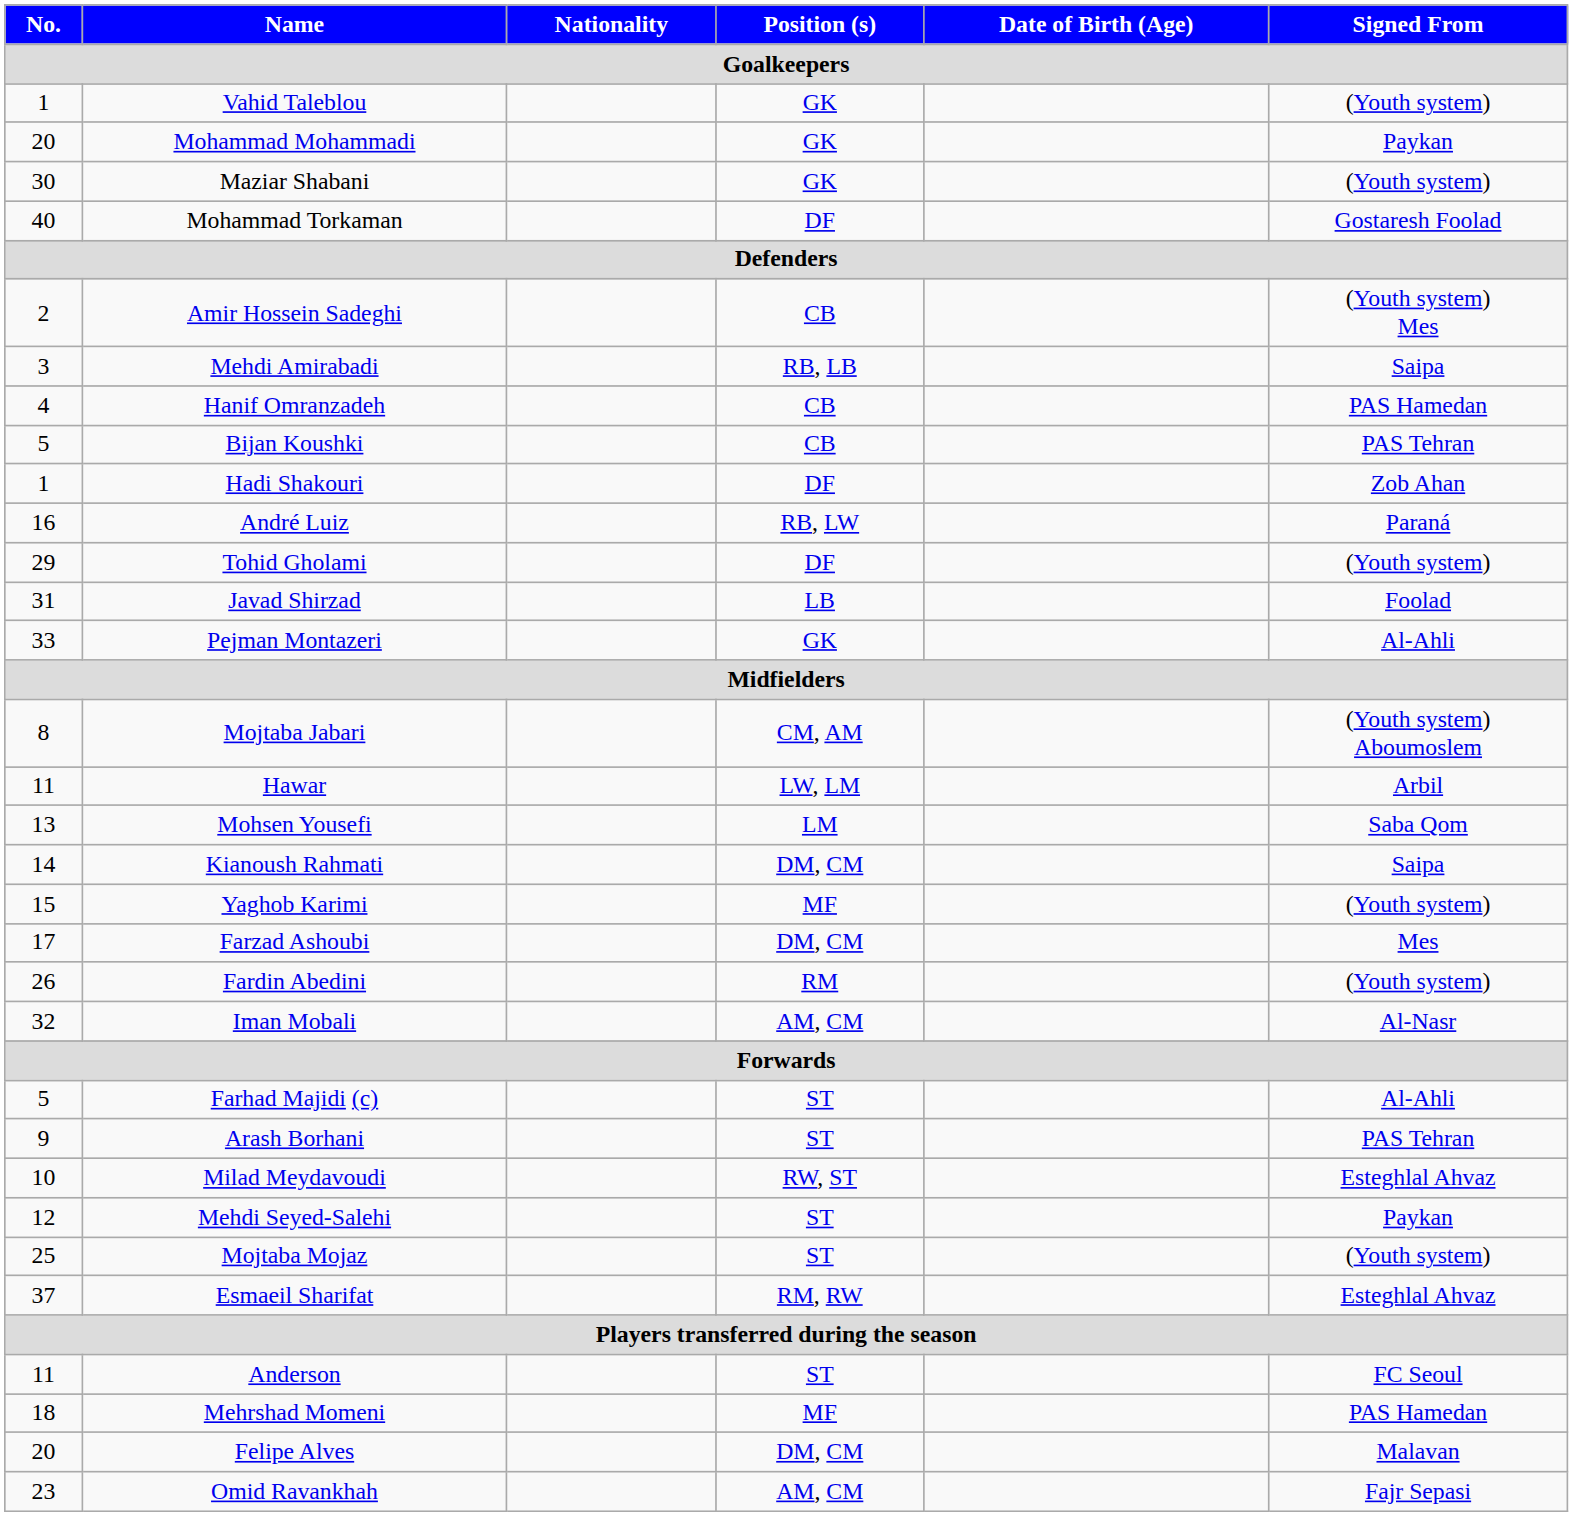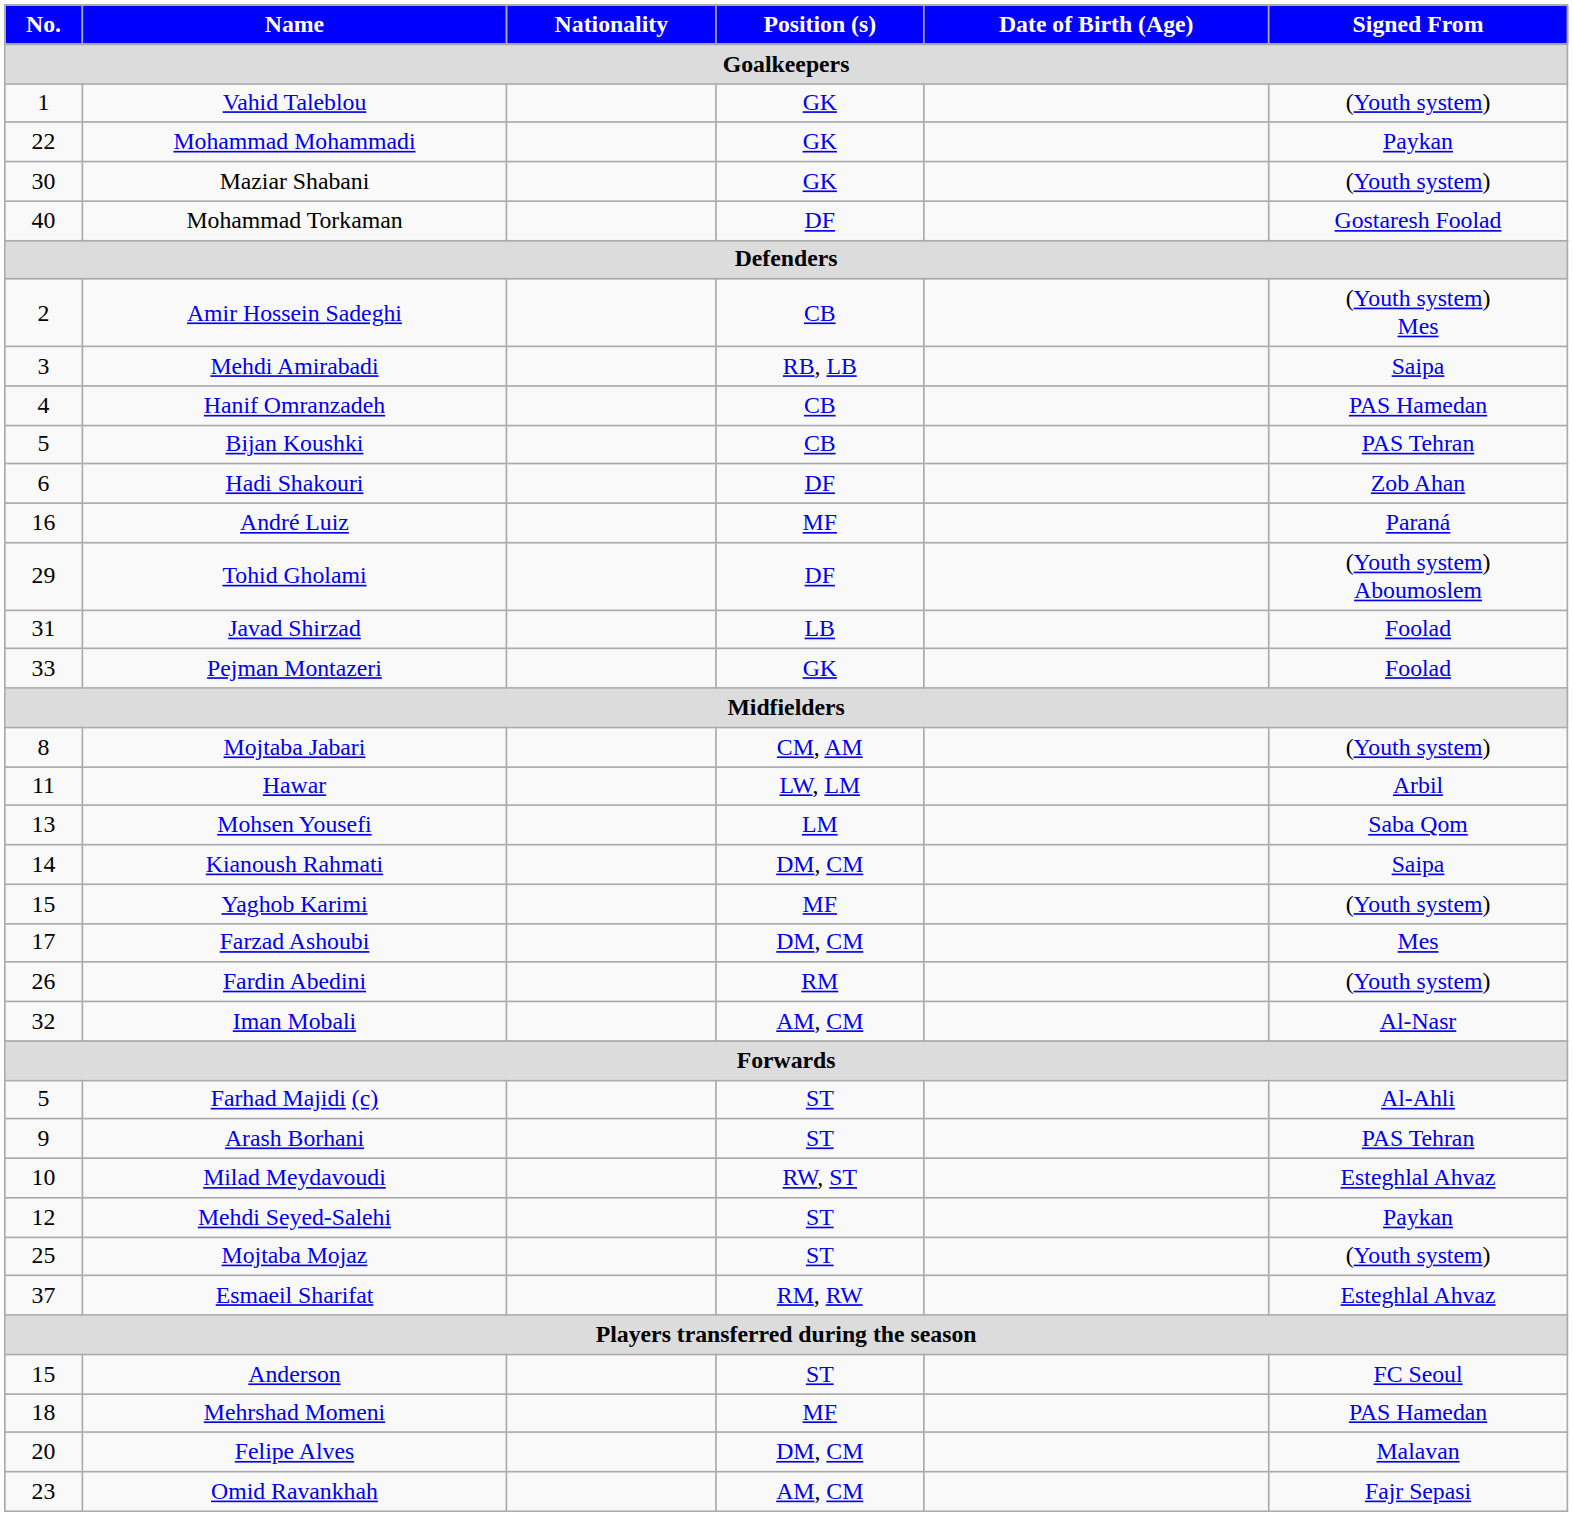(43, 142) 20 -> (43, 142) 22
(43, 483) 1 -> (43, 483) 6
(820, 522) RB, LW -> (820, 522) MF
(1418, 561) (Youth system) -> (1418, 575) (Youth system) Aboumoslem
(1418, 640) Al-Ahli -> (1418, 668) Foolad
(1418, 732) (Youth system) Aboumoslem -> (1418, 746) (Youth system)
(43, 1373) 11 -> (43, 1373) 15
